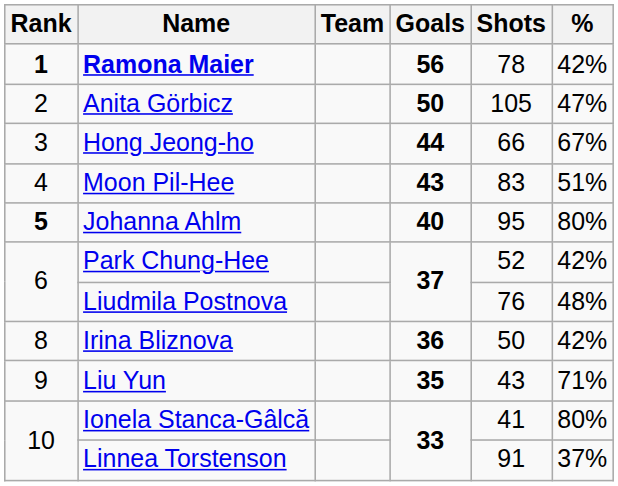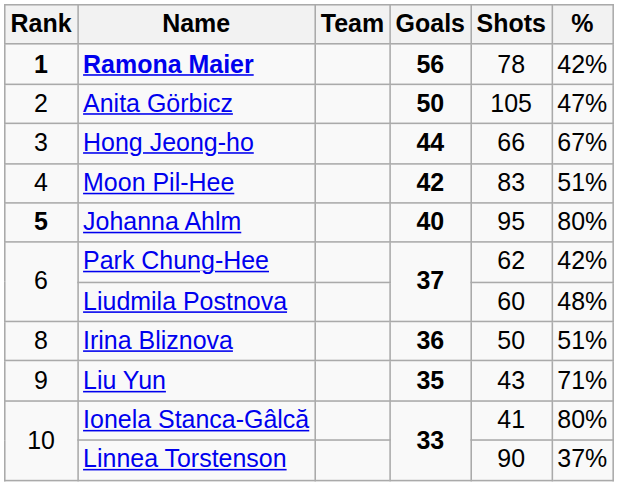(430, 182) 43 -> (430, 182) 42
(511, 261) 52 -> (511, 261) 62
(511, 301) 76 -> (511, 301) 60
(582, 340) 42% -> (582, 340) 51%
(511, 459) 91 -> (511, 459) 90
